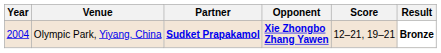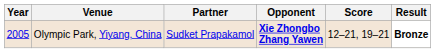(18, 34) 2004 -> (18, 34) 2005
(213, 34) bold -> (210, 34) normal
